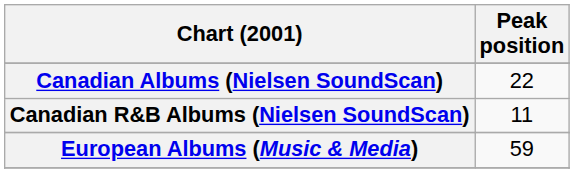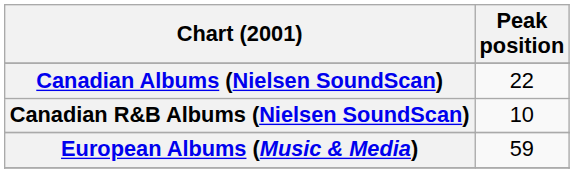(522, 115) 11 -> (522, 115) 10
